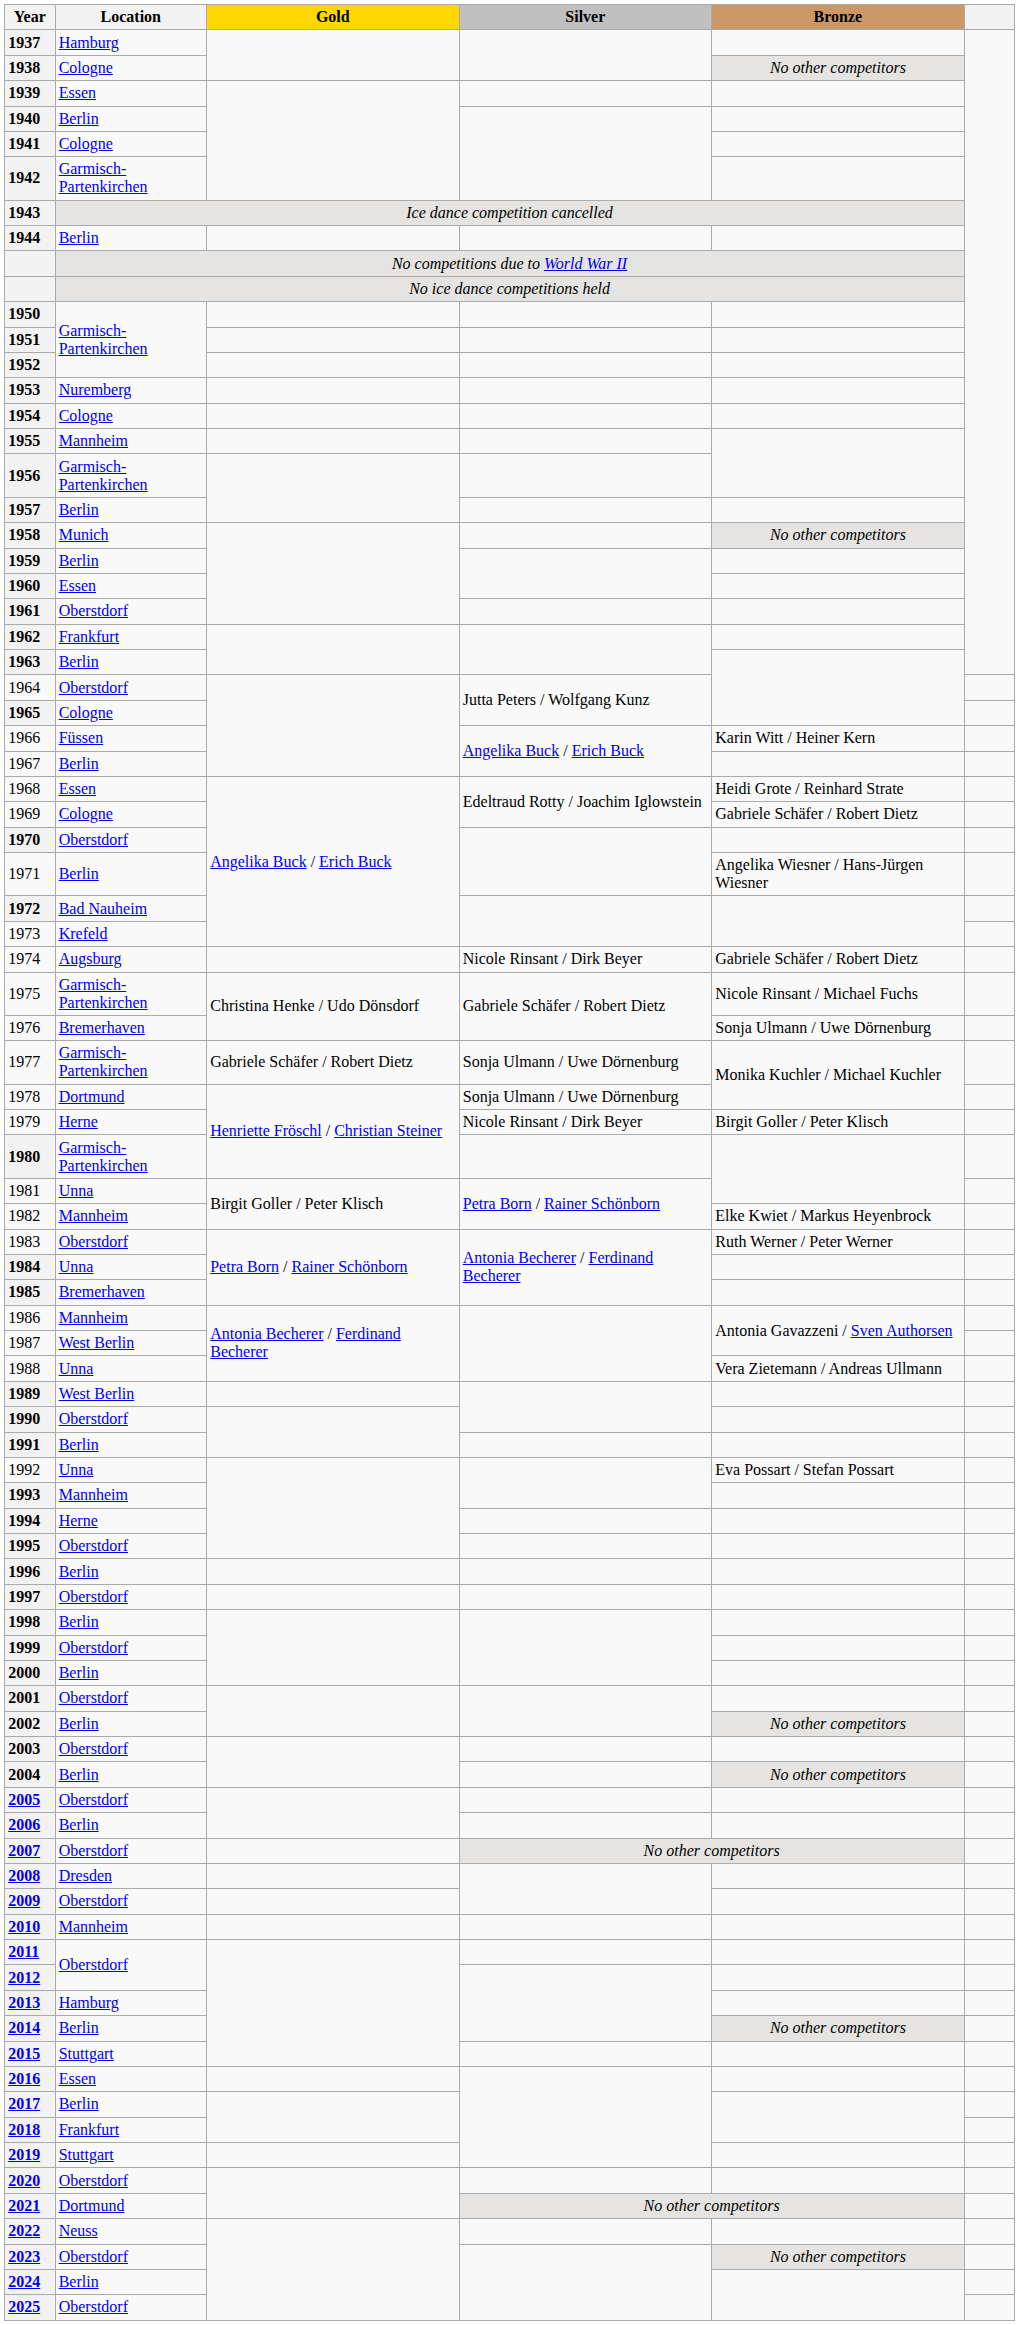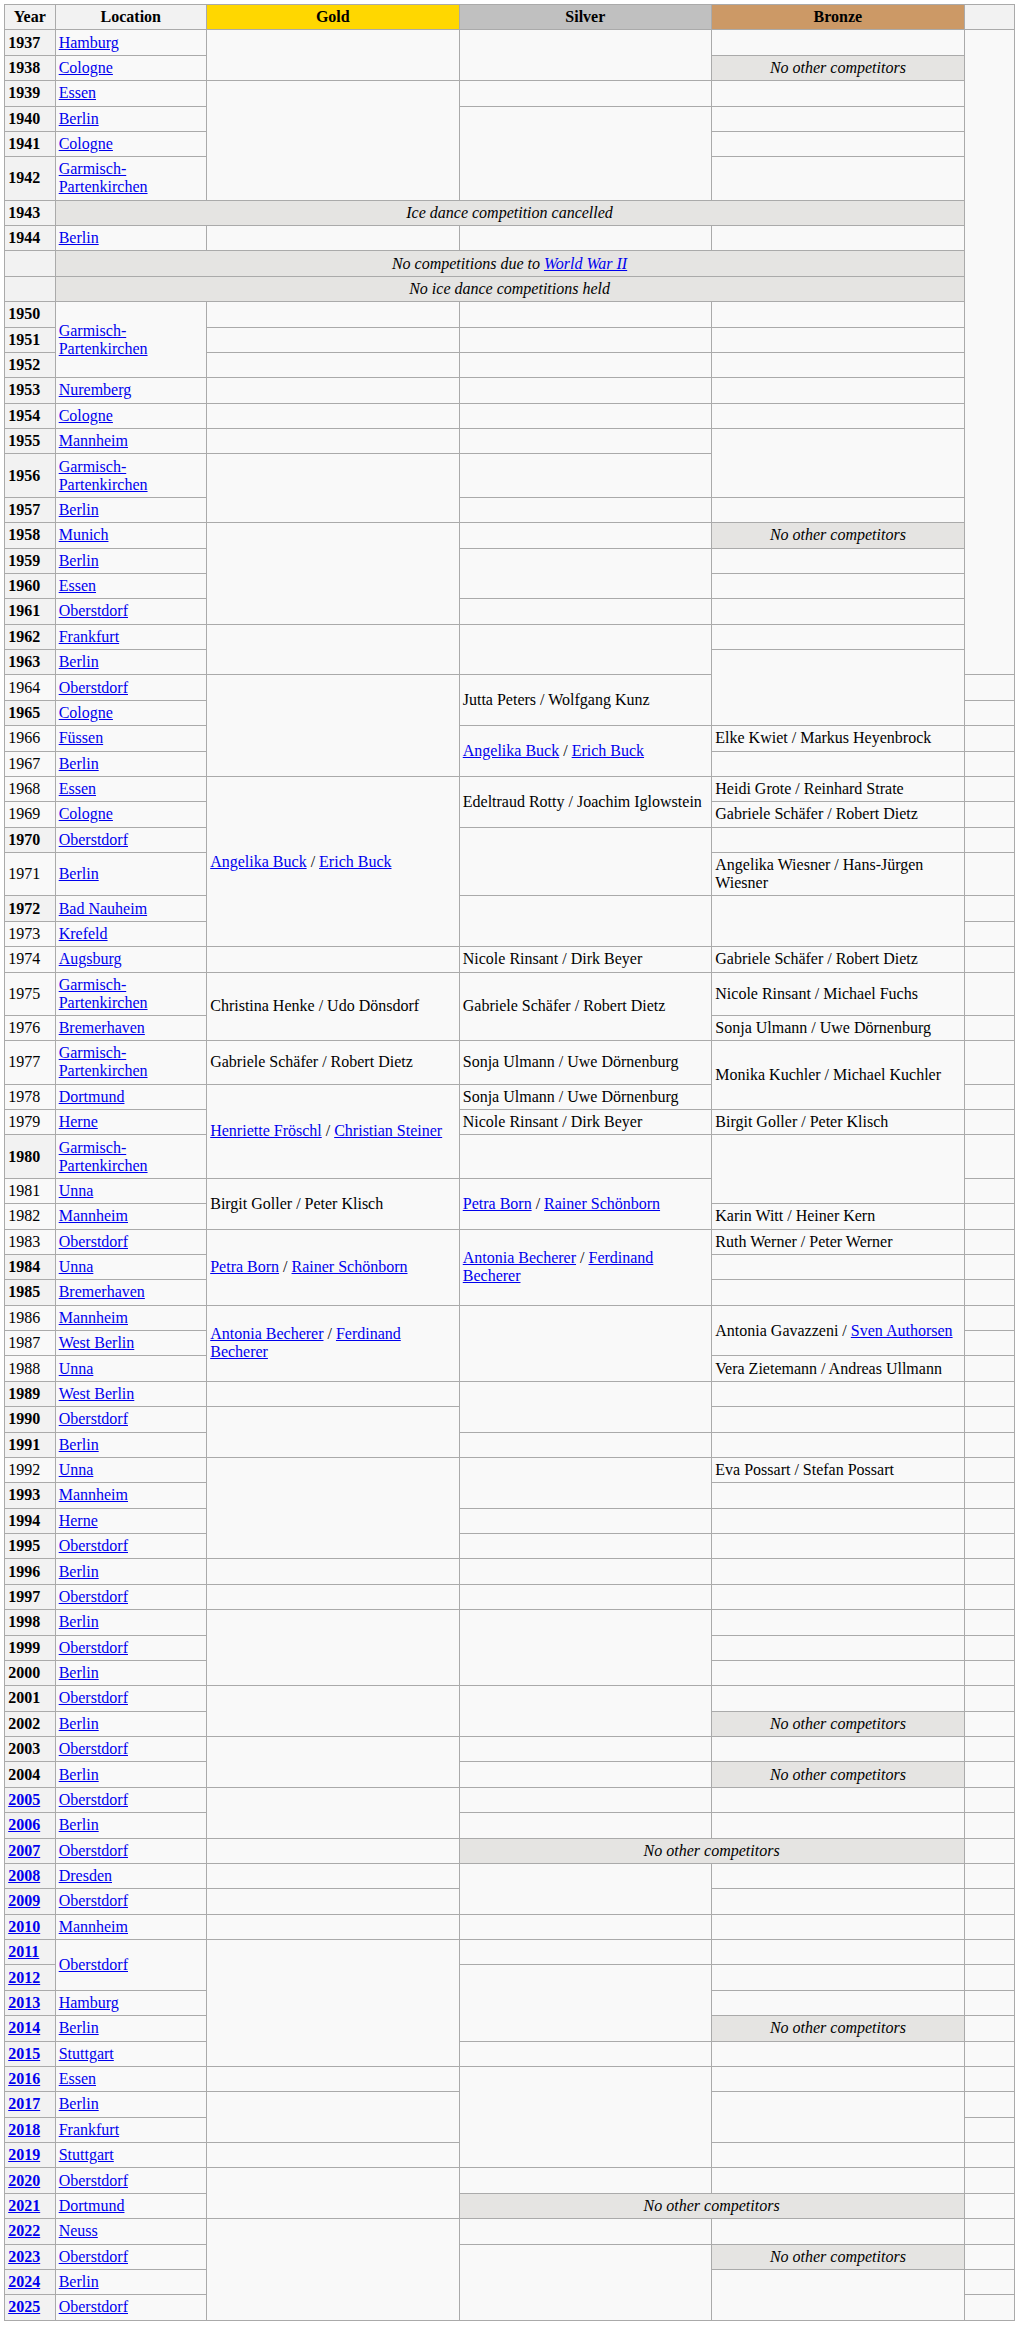(795, 738) Karin Witt / Heiner Kern -> (823, 738) Elke Kwiet / Markus Heyenbrock
(823, 1216) Elke Kwiet / Markus Heyenbrock -> (795, 1216) Karin Witt / Heiner Kern
